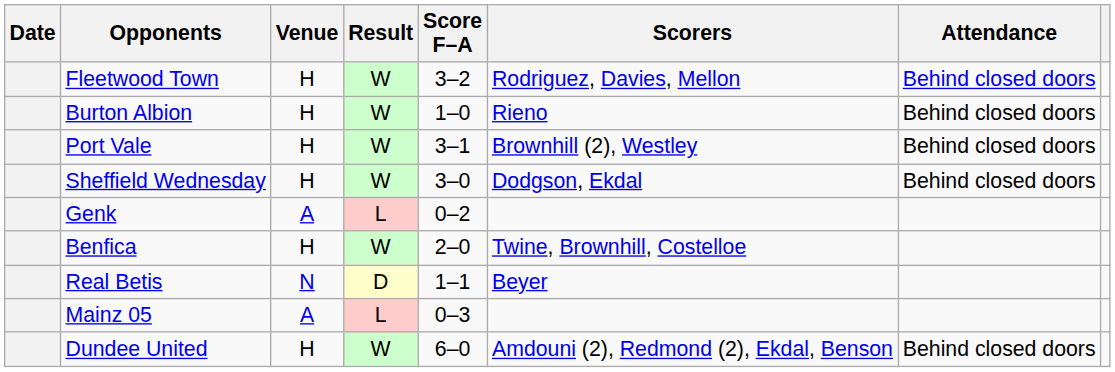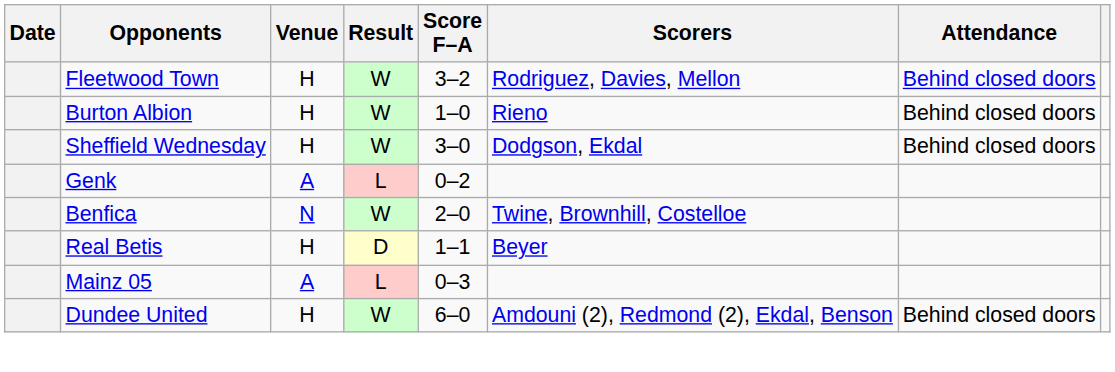- row: (108, 146)
(307, 247) H -> (307, 214) N
(307, 281) N -> (307, 247) H
